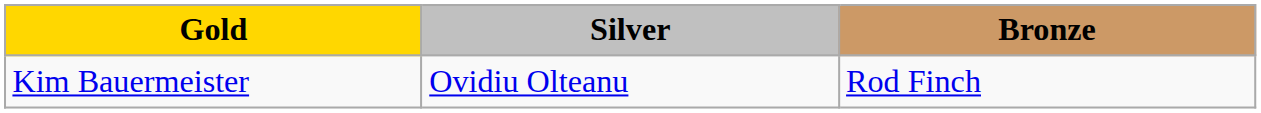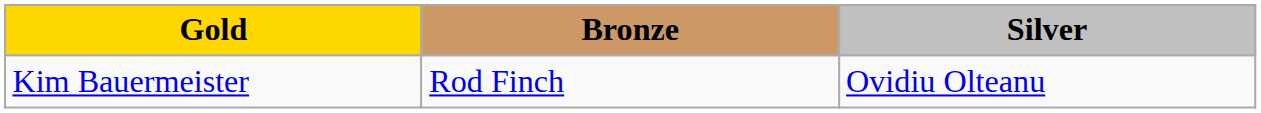columns swapped: (630, 30) <-> (1047, 30)
